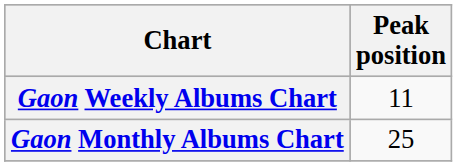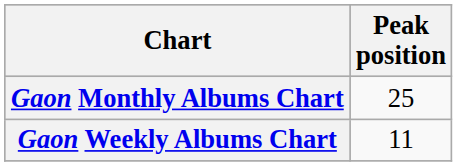rows swapped: (177, 97) <-> (177, 139)
